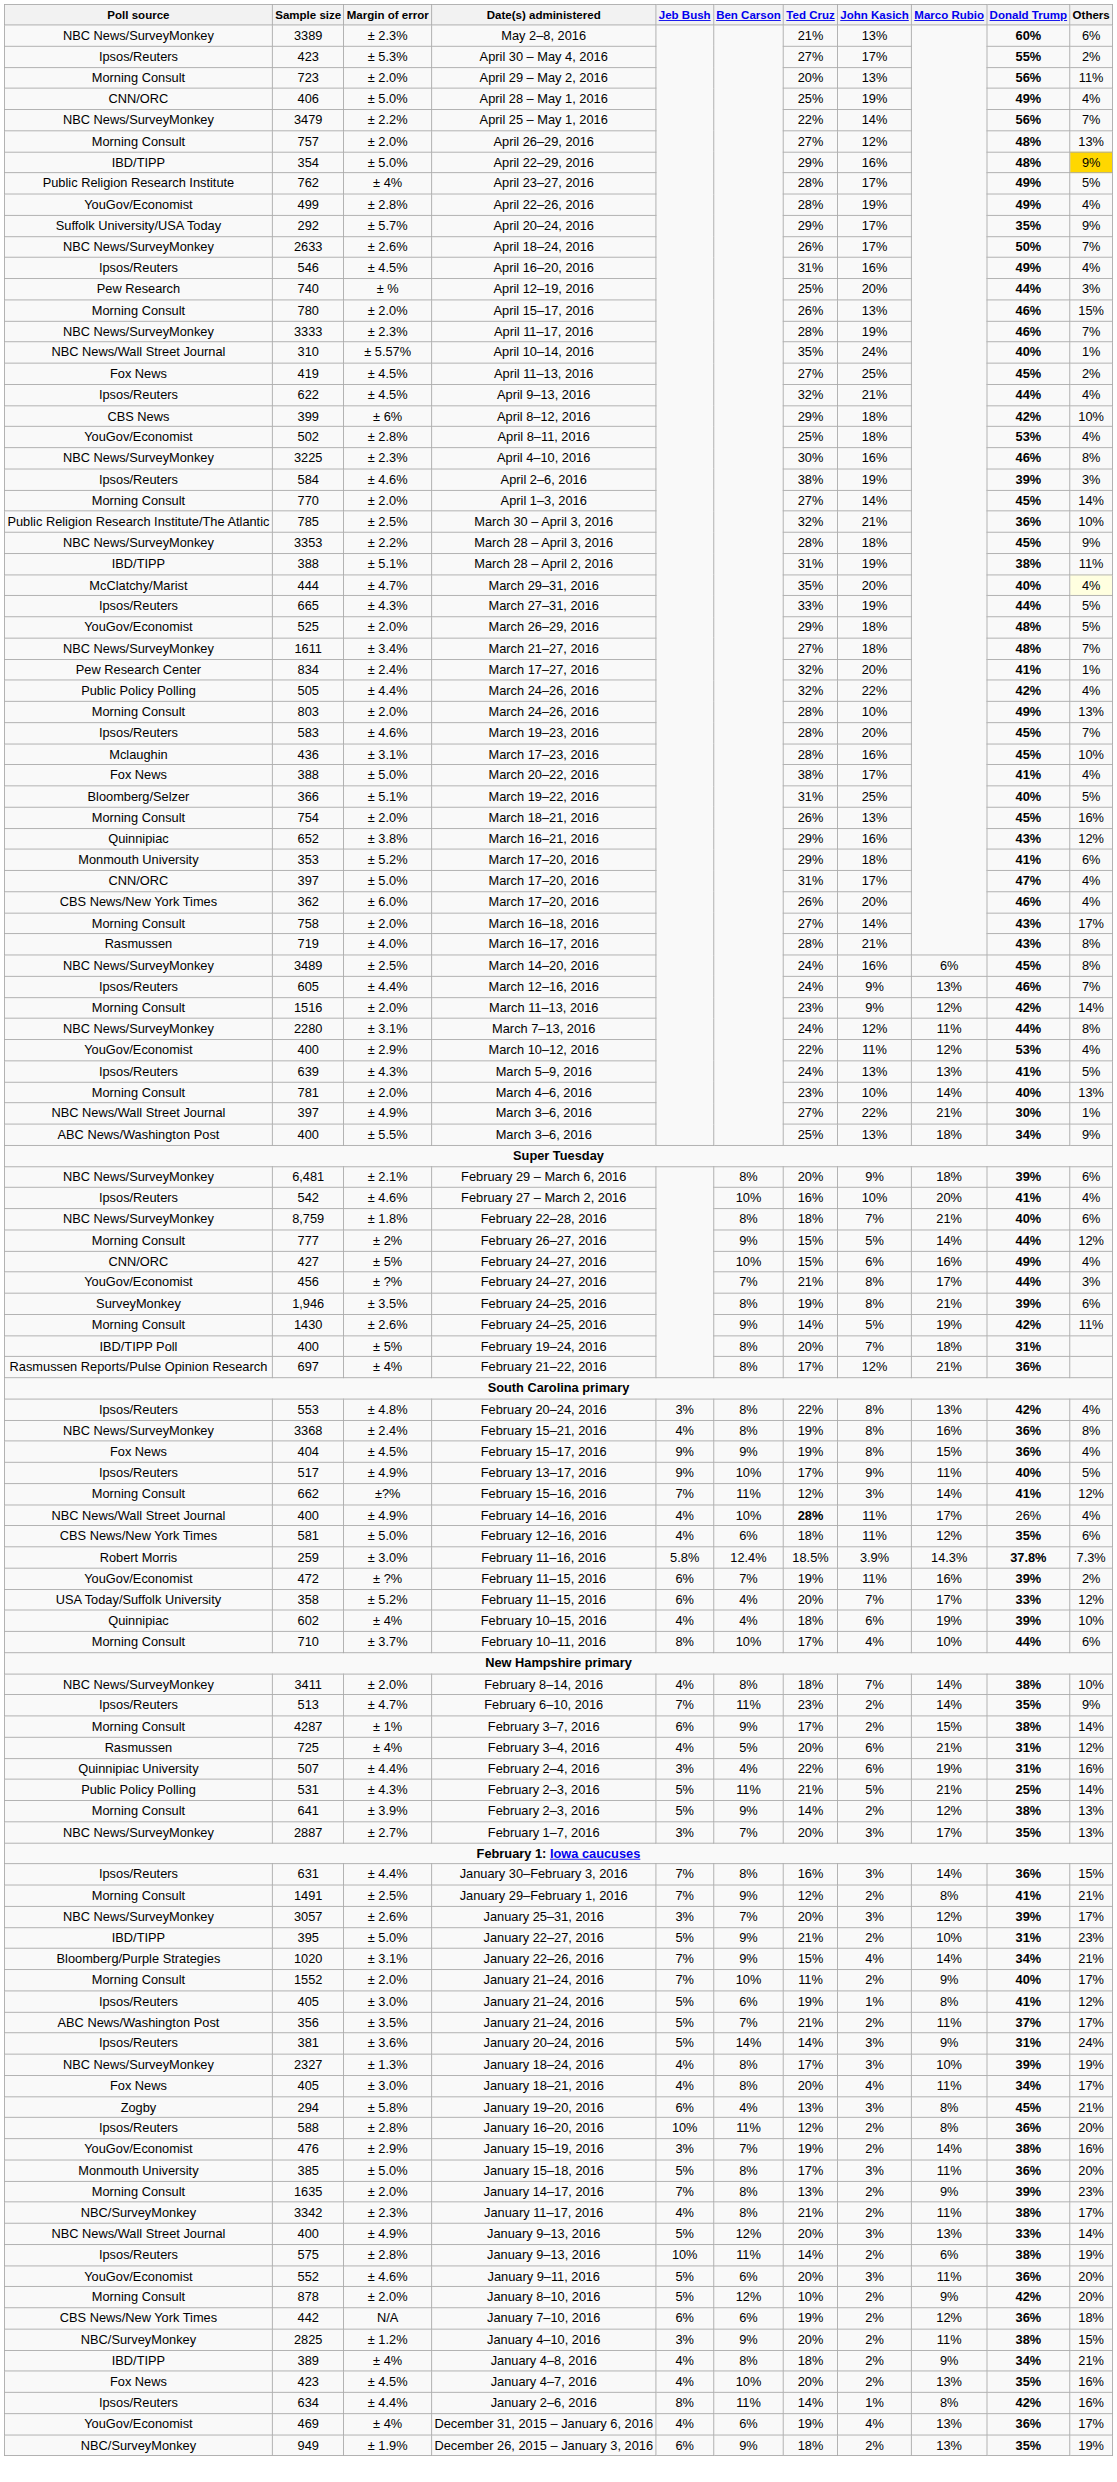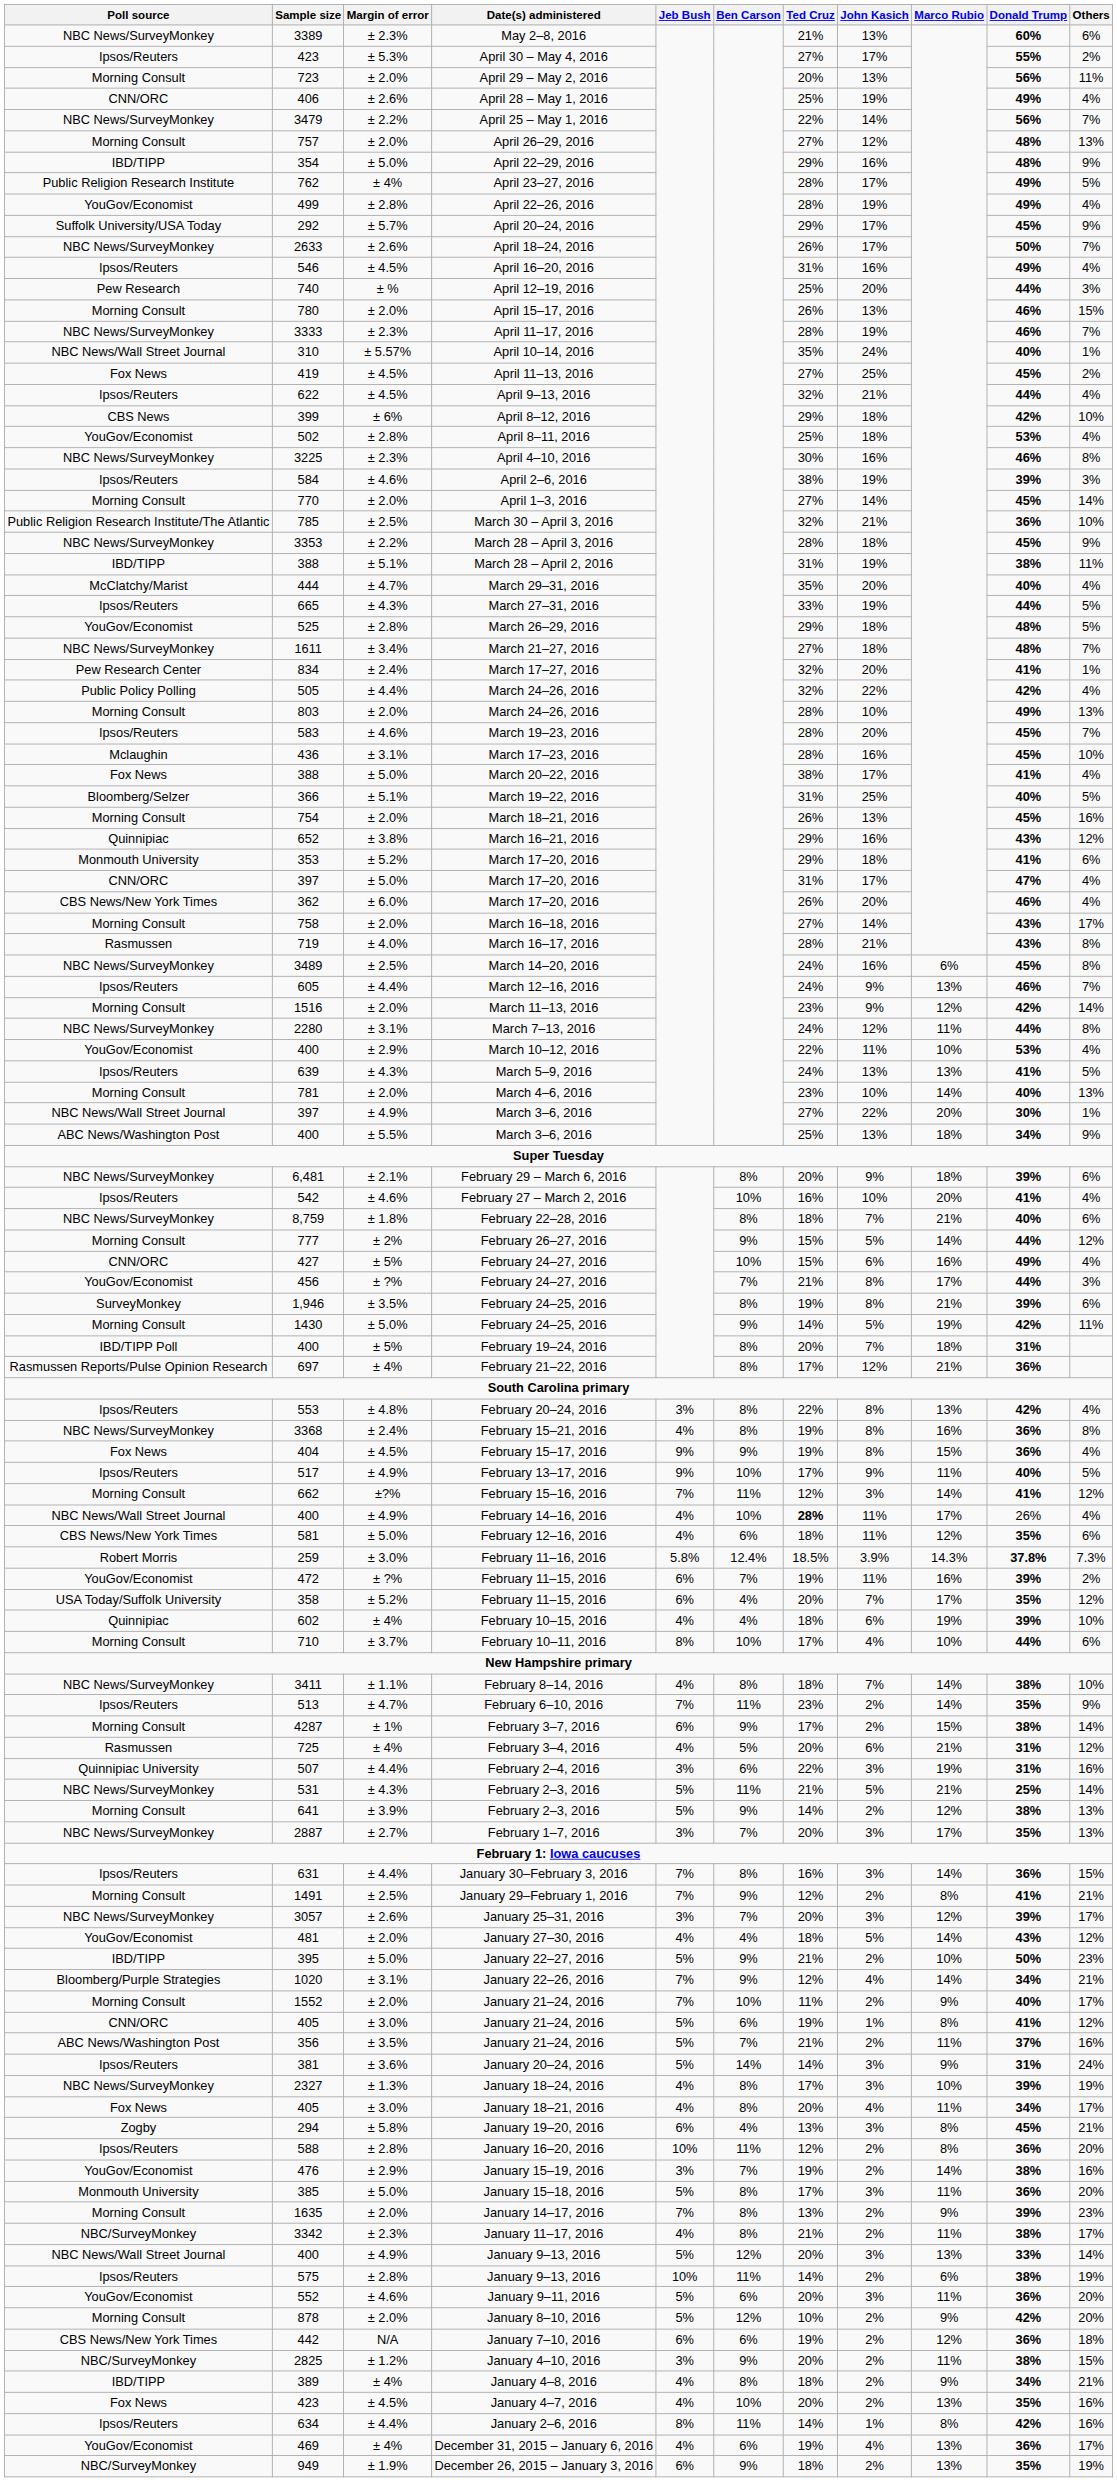(388, 99) ± 5.0% -> (388, 99) ± 2.6%
(1091, 162) gold background -> (1091, 162) no background
(1028, 226) 35% -> (1028, 226) 45%
(1091, 585) lightyellow background -> (1091, 585) no background
(388, 627) ± 2.0% -> (388, 627) ± 2.8%
(949, 1050) 12% -> (949, 1050) 10%
(949, 1114) 21% -> (949, 1114) 20%
(388, 1325) ± 2.6% -> (388, 1325) ± 5.0%
(1028, 1600) 33% -> (1028, 1600) 35%
(388, 1684) ± 2.0% -> (388, 1684) ± 1.1%
(748, 1769) 4% -> (748, 1769) 6%
(875, 1769) 6% -> (875, 1769) 3%
(138, 1790) Public Policy Polling -> (138, 1790) NBC News/SurveyMonkey
+ row: (308, 1938)
(1028, 1938) 31% -> (1028, 1959) 50%
(811, 1959) 15% -> (811, 1980) 12%
(138, 2001) Ipsos/Reuters -> (138, 2022) CNN/ORC
(1091, 2022) 17% -> (1091, 2044) 16%
